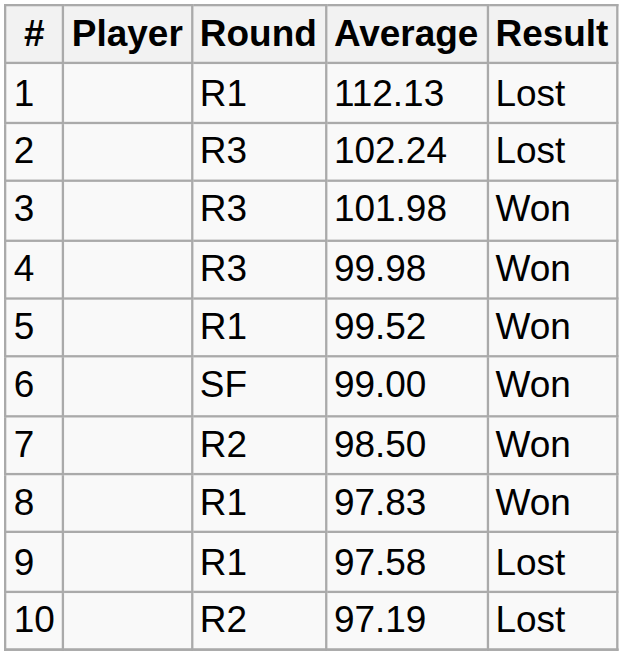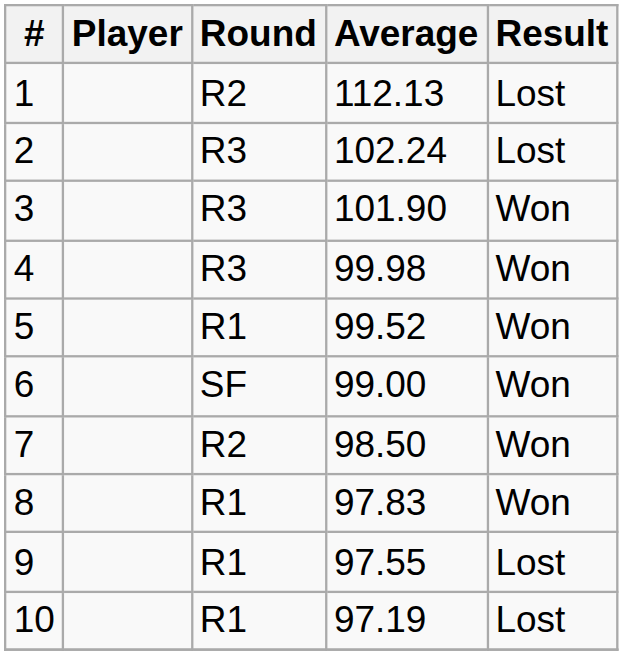(223, 92) R1 -> (223, 92) R2
(390, 209) 101.98 -> (390, 209) 101.90
(380, 561) 97.58 -> (380, 561) 97.55
(223, 619) R2 -> (223, 619) R1
